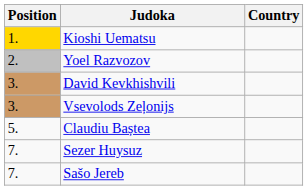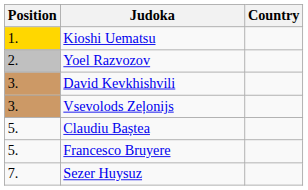+ row: (117, 151)
- row: (94, 173)
